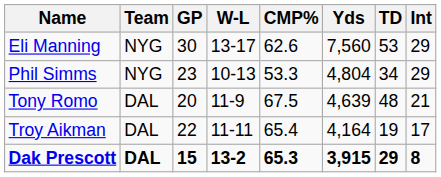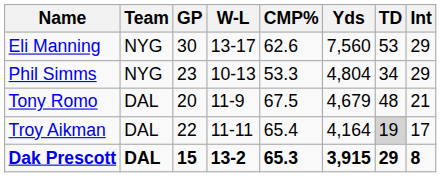(349, 102) 4,639 -> (349, 102) 4,679
(389, 130) no background -> (389, 130) lightgrey background
